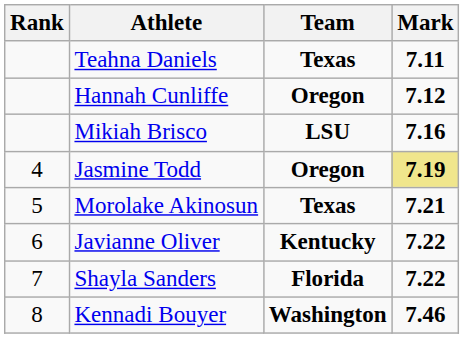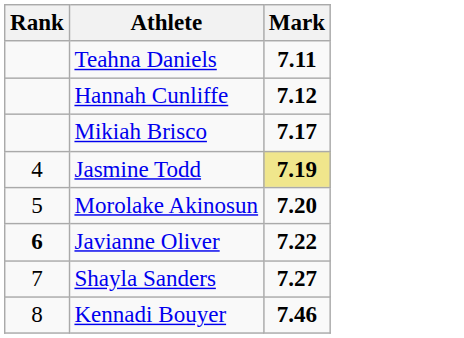- column: (328, 22)
(425, 132) 7.16 -> (297, 132) 7.17
(425, 205) 7.21 -> (297, 205) 7.20
(37, 242) normal -> (37, 242) bold
(425, 278) 7.22 -> (297, 278) 7.27
